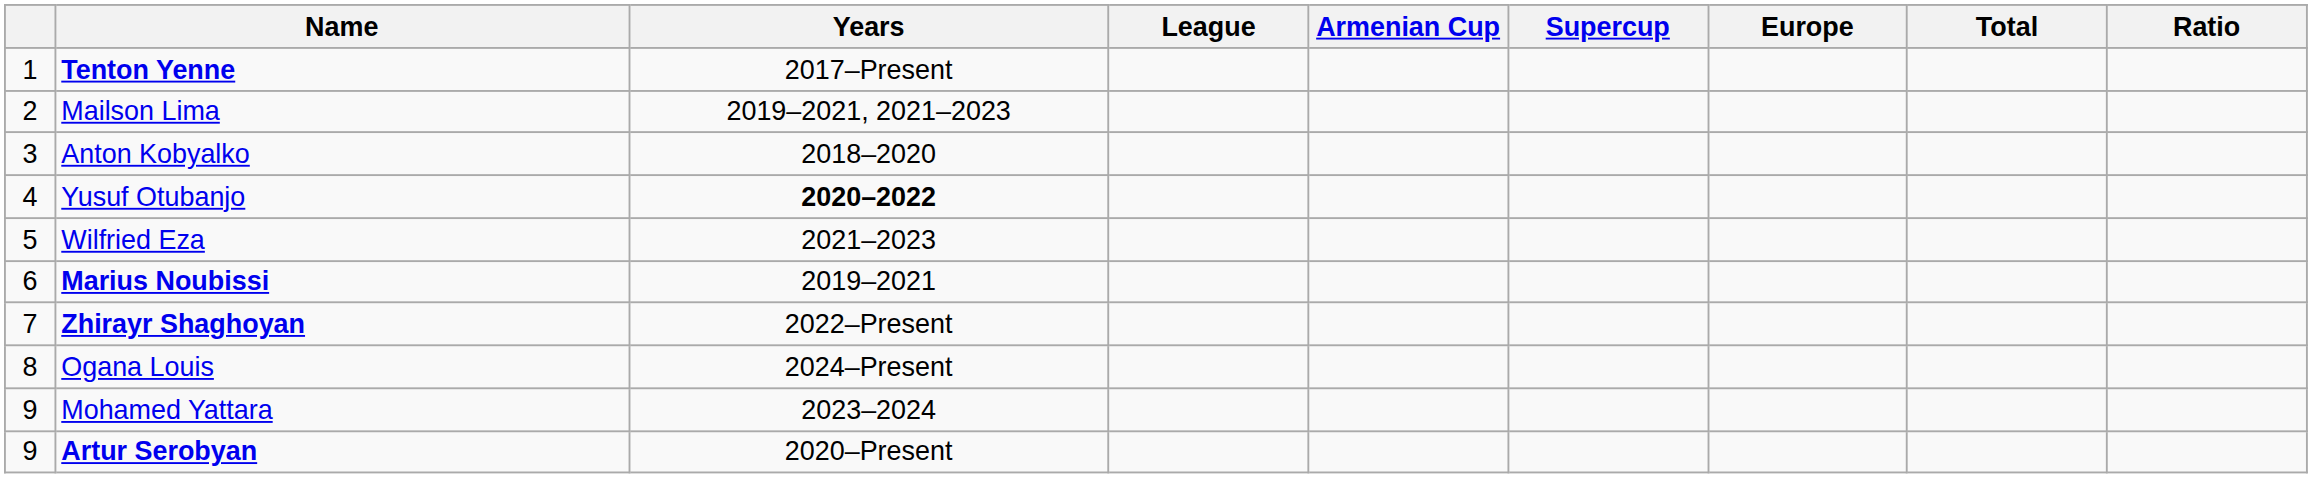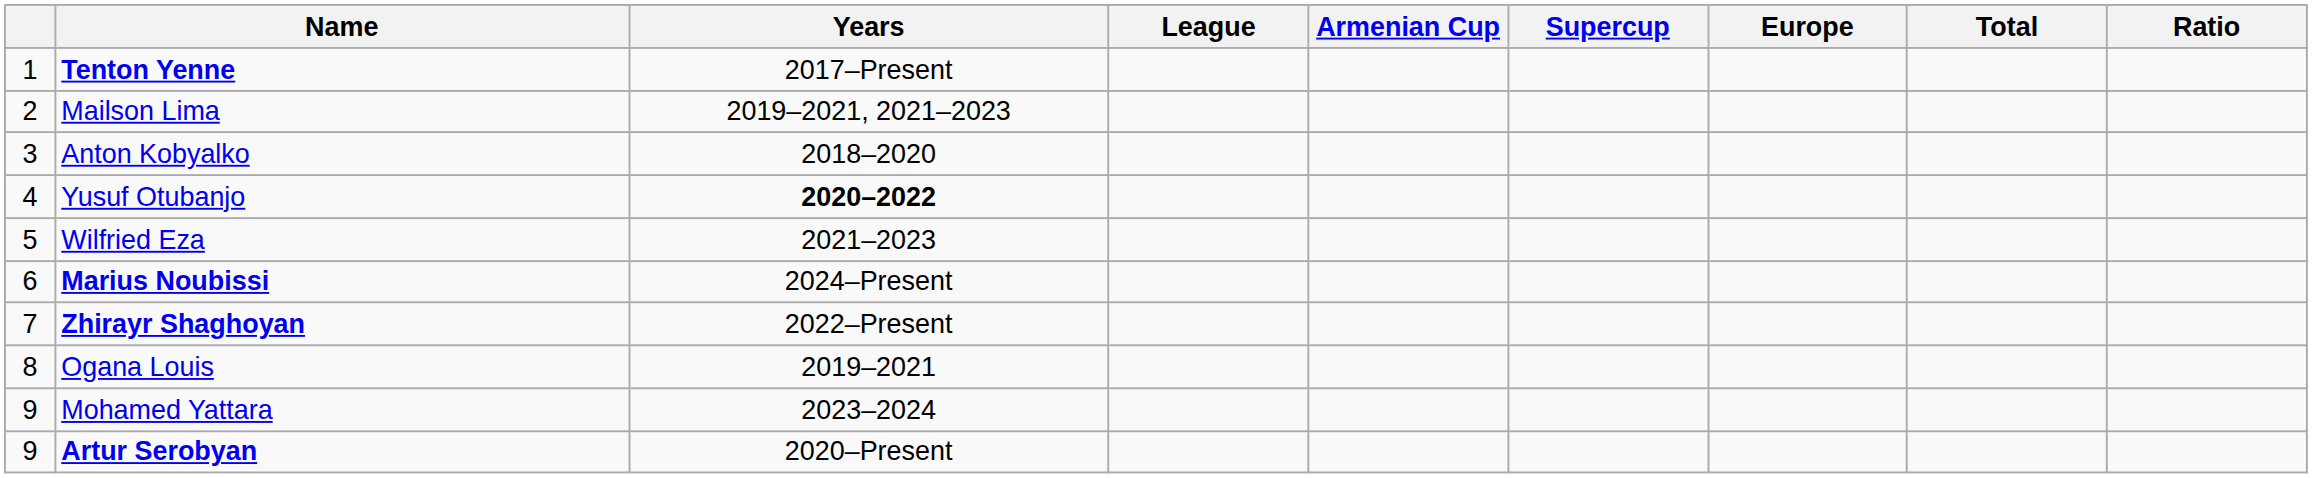(869, 282) 2019–2021 -> (869, 282) 2024–Present
(869, 367) 2024–Present -> (869, 367) 2019–2021
